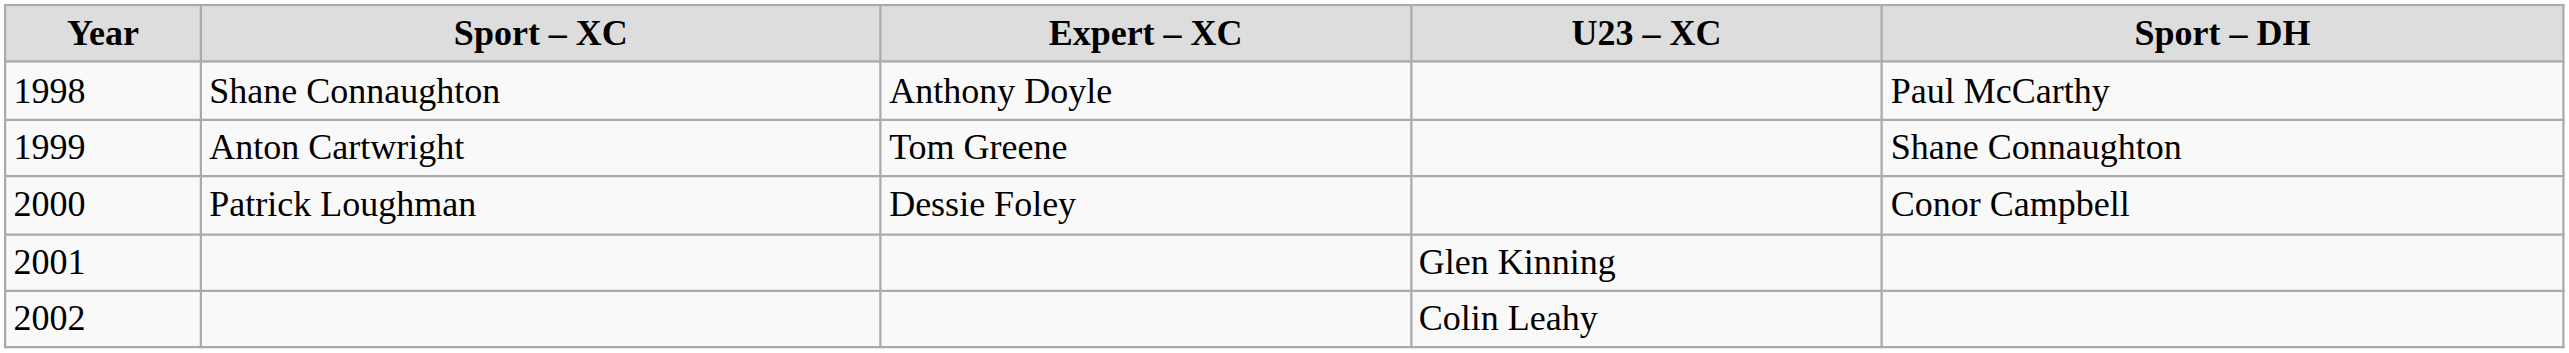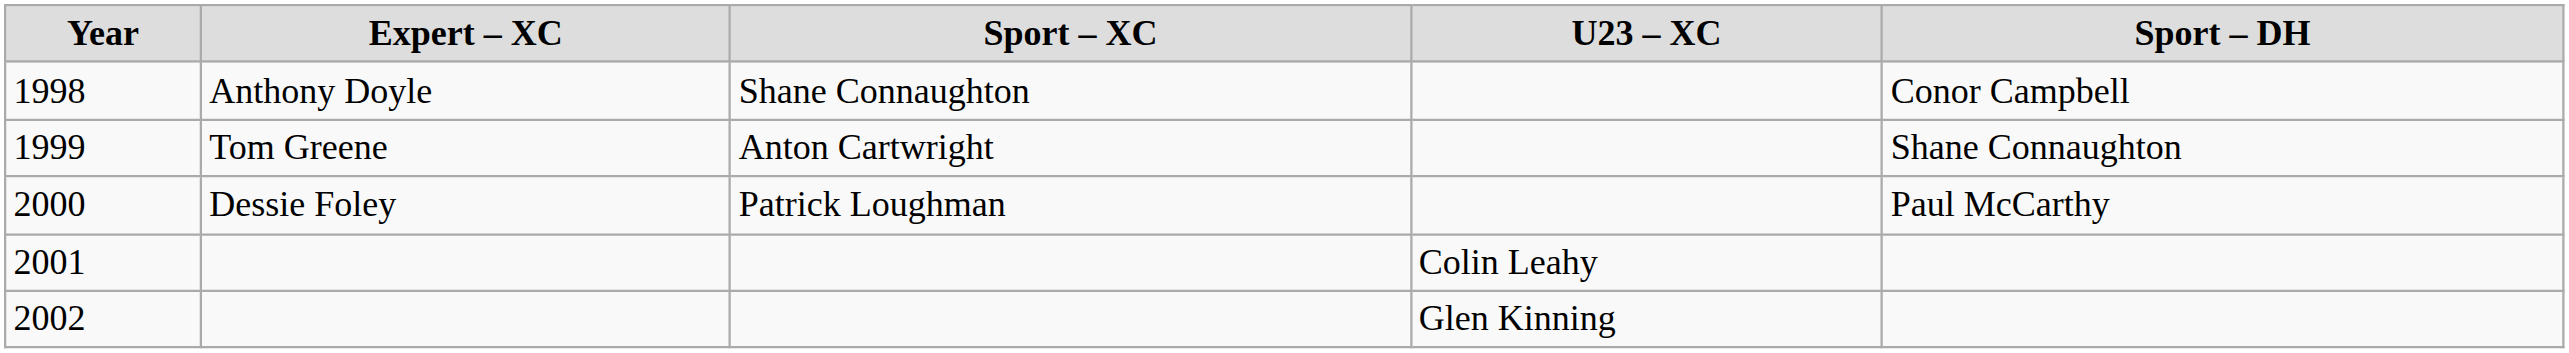columns swapped: (1146, 33) <-> (541, 33)
(2000, 90) Paul McCarthy -> (2010, 90) Conor Campbell
(2010, 204) Conor Campbell -> (2000, 204) Paul McCarthy
(1517, 261) Glen Kinning -> (1508, 261) Colin Leahy
(1508, 318) Colin Leahy -> (1517, 318) Glen Kinning
